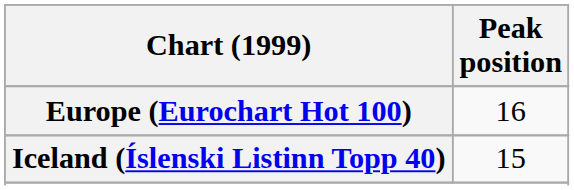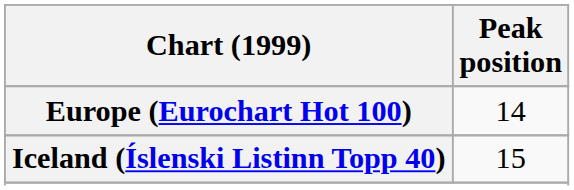(511, 110) 16 -> (511, 110) 14
